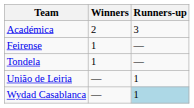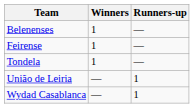- row: (30, 29)
+ row: (30, 29)
(136, 95) lightblue background -> (136, 95) no background
